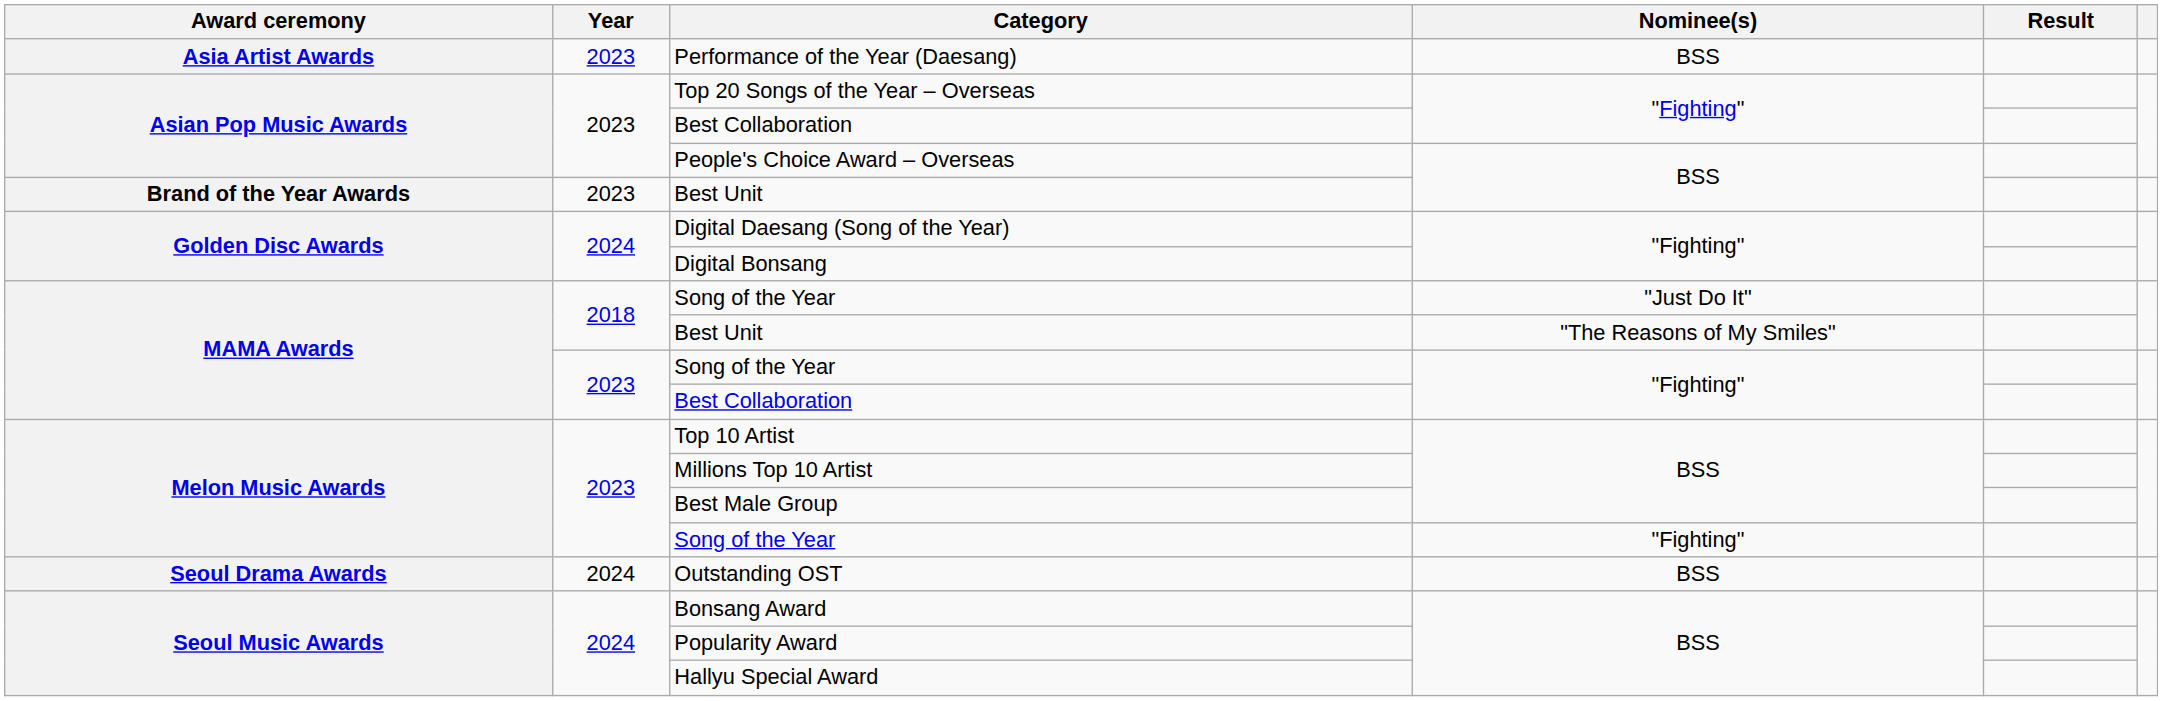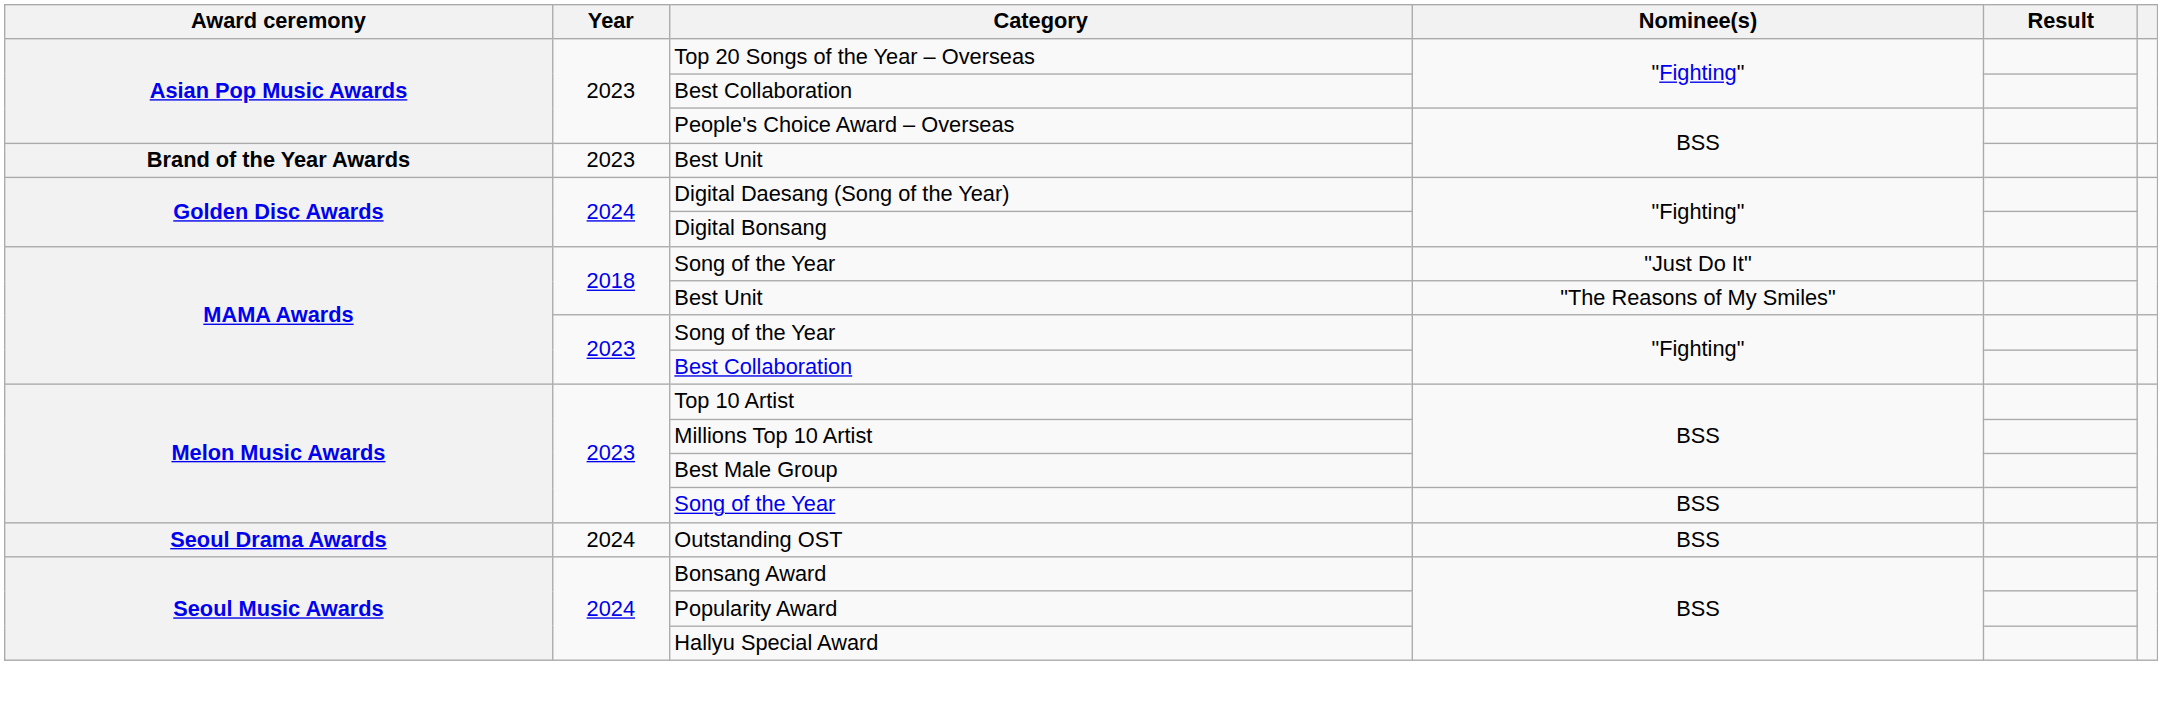- row: (278, 56)
(1698, 539) "Fighting" -> (1698, 504) BSS
